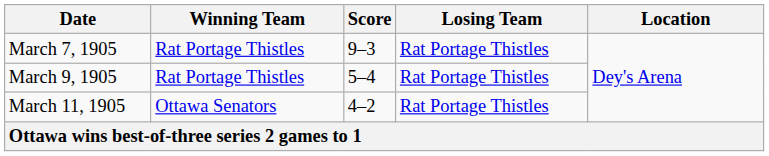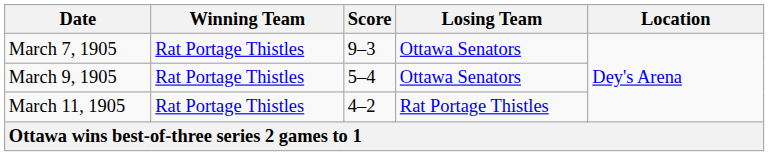(474, 48) Rat Portage Thistles -> (460, 48) Ottawa Senators
(474, 77) Rat Portage Thistles -> (460, 77) Ottawa Senators
(216, 106) Ottawa Senators -> (230, 106) Rat Portage Thistles
